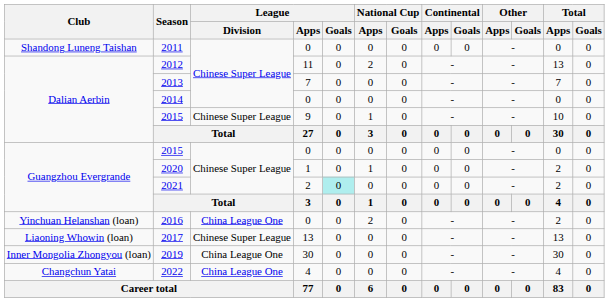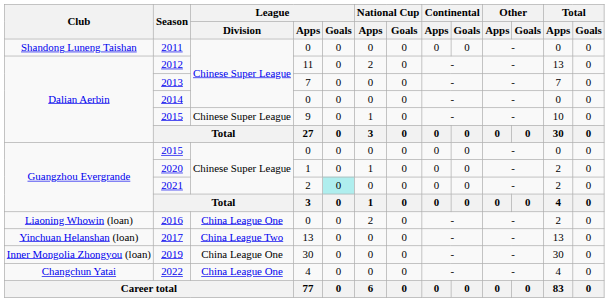(79, 220) Yinchuan Helanshan (loan) -> (79, 220) Liaoning Whowin (loan)
(79, 237) Liaoning Whowin (loan) -> (79, 237) Yinchuan Helanshan (loan)
(242, 237) Chinese Super League -> (242, 237) China League Two
